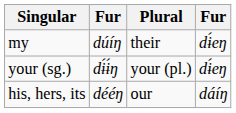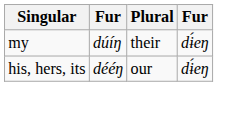- row: (40, 68)
(213, 94) dáíŋ -> (195, 68) dɨ́eŋ
